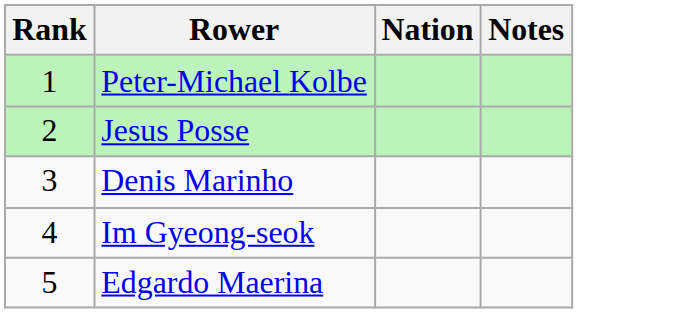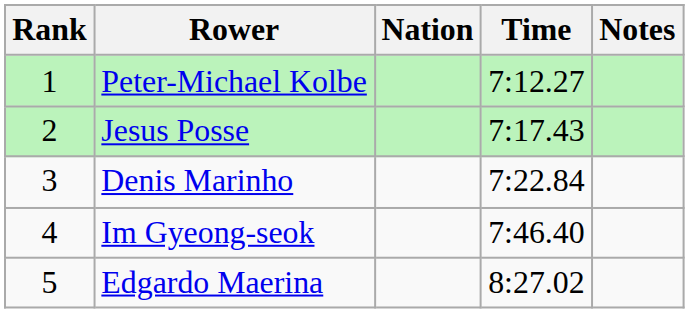+ column: (536, 29)
